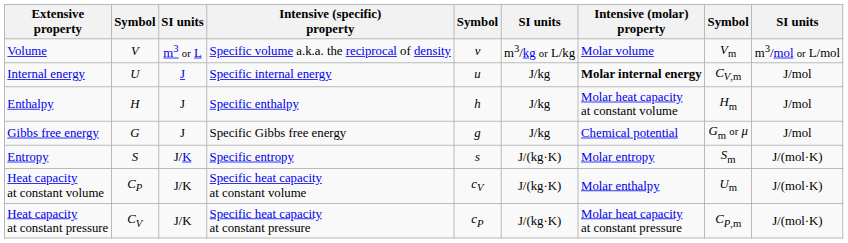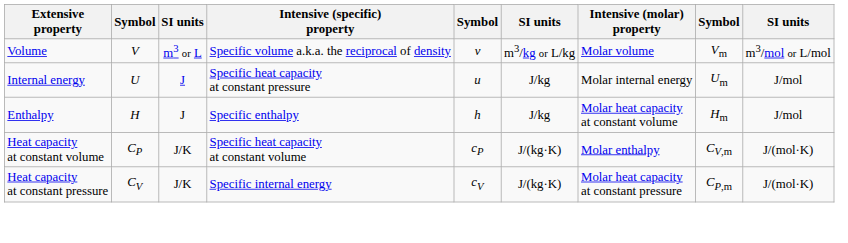(271, 74) Specific internal energy -> (266, 80) Specific heat capacity at constant pressure
(641, 74) bold -> (637, 80) normal
(728, 74) CV,m -> (719, 80) Um
- row: (53, 133)
- row: (28, 156)
(477, 185) cV -> (477, 149) cP
(728, 185) Um -> (719, 149) CV,m
(266, 220) Specific heat capacity at constant pressure -> (271, 184) Specific internal energy
(477, 220) cP -> (477, 184) cV
